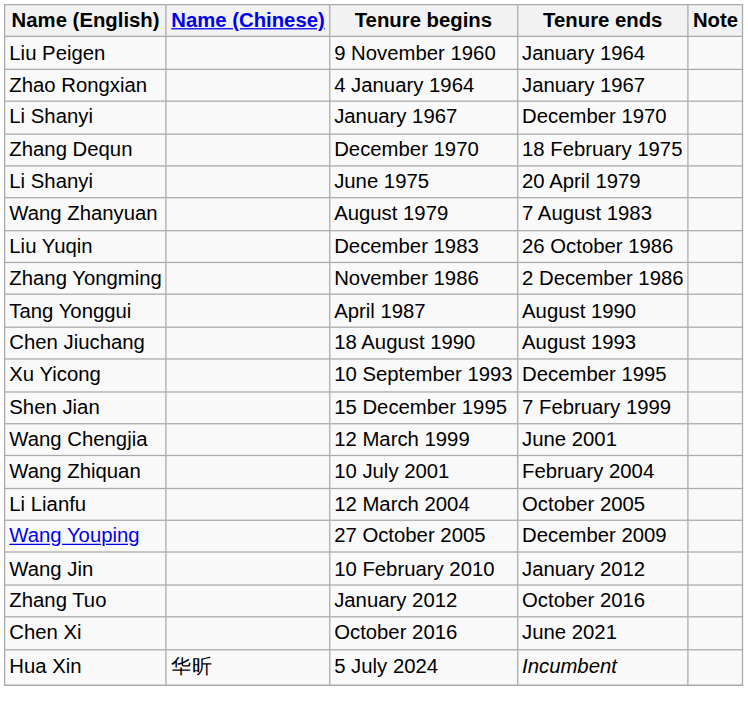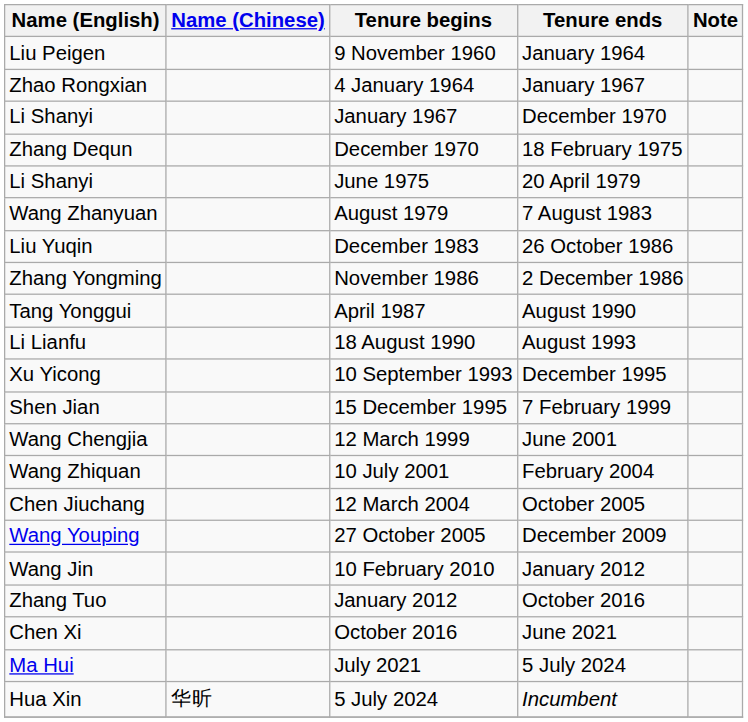(77, 342) Chen Jiuchang -> (48, 342) Li Lianfu
(48, 504) Li Lianfu -> (77, 504) Chen Jiuchang
+ row: (378, 665)
